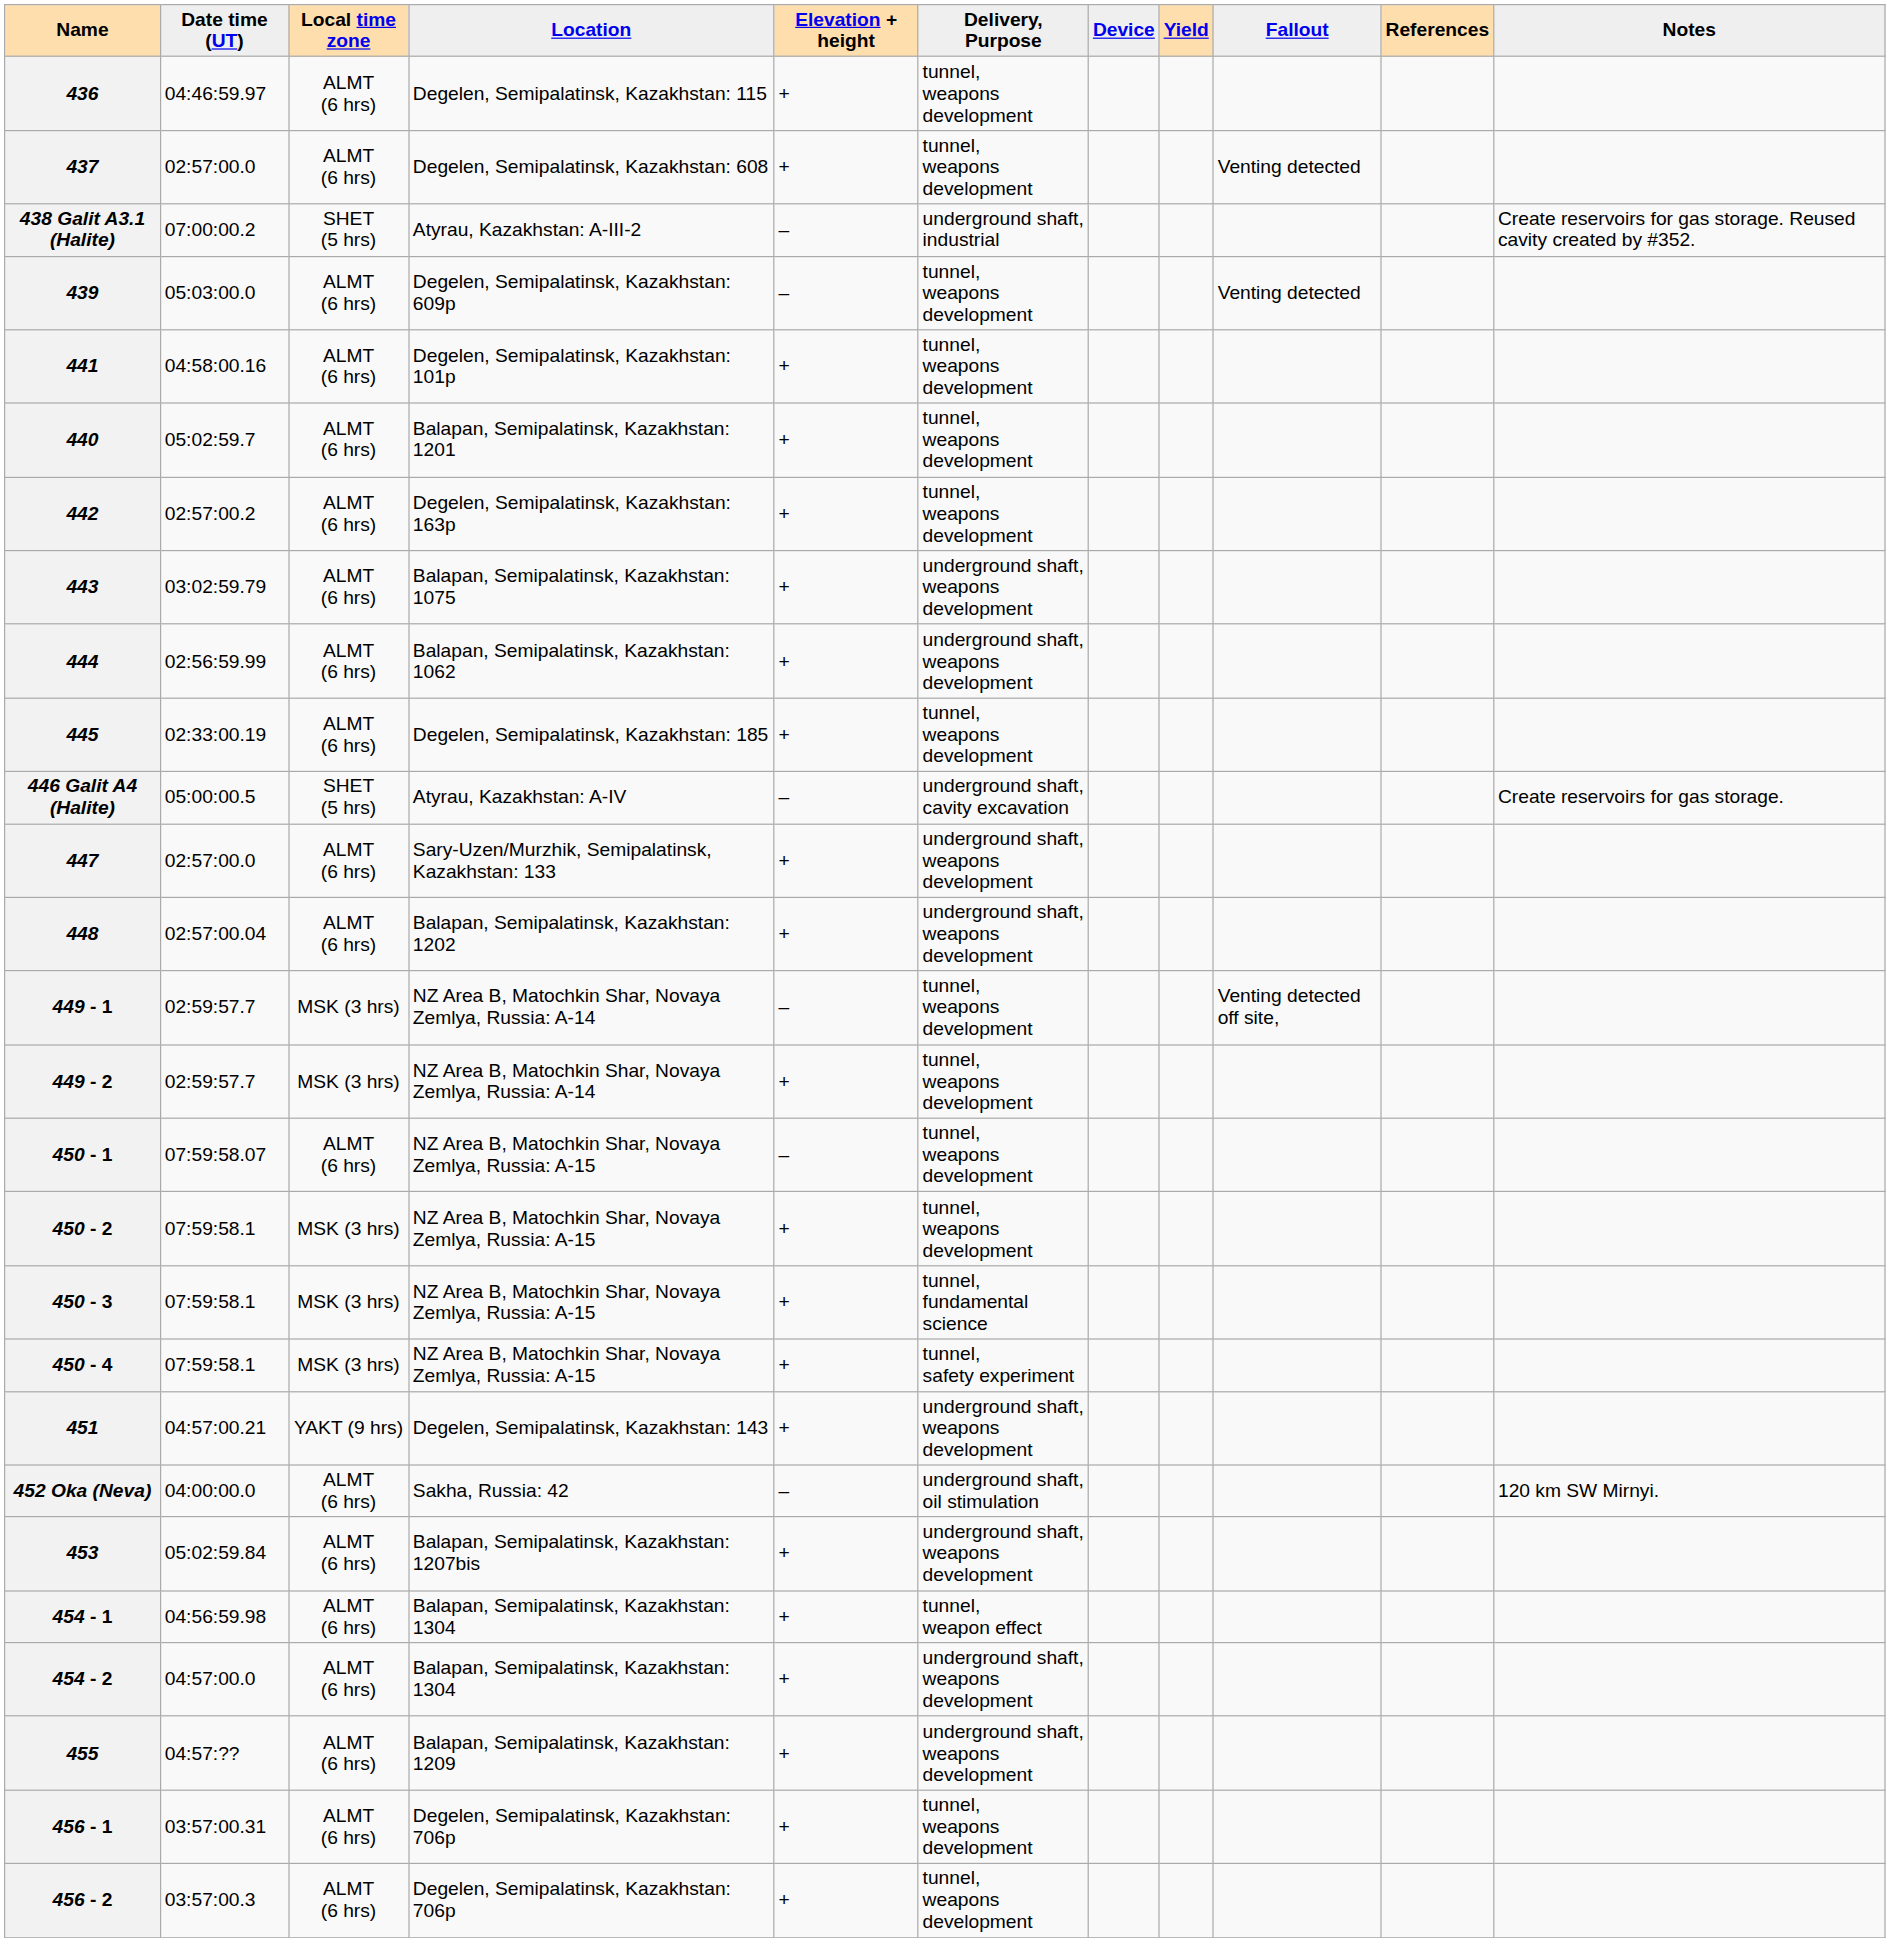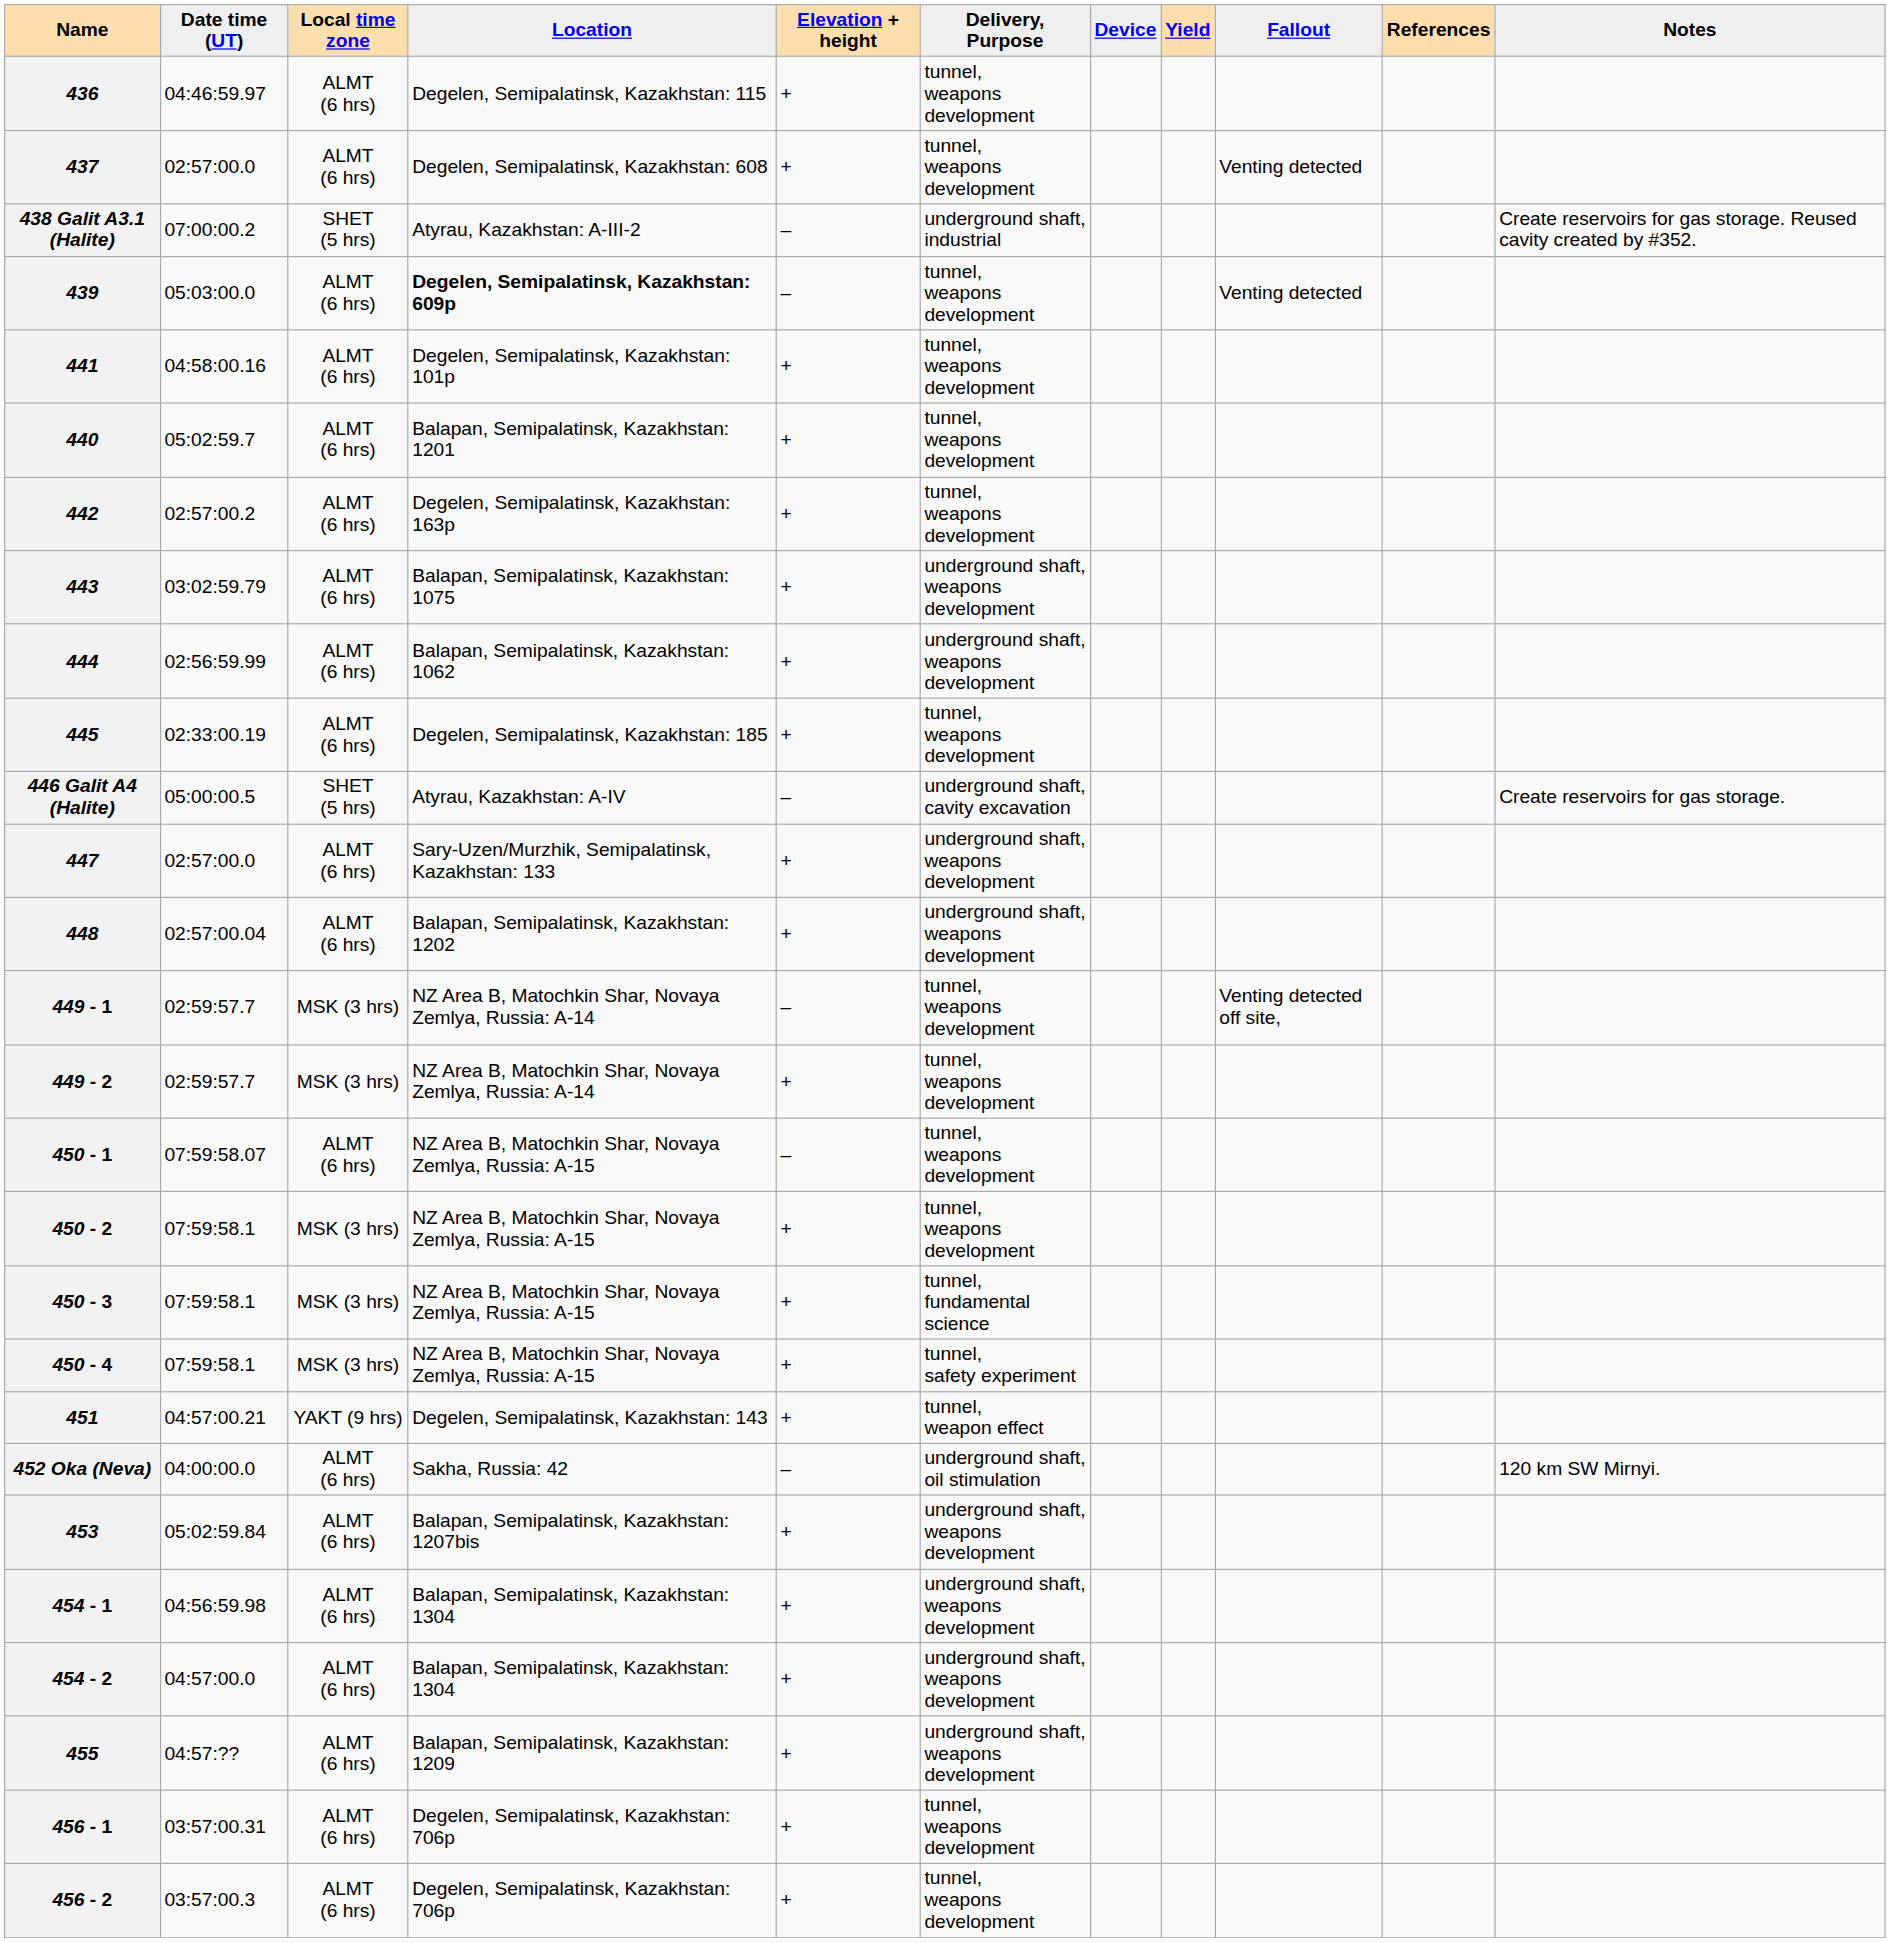(572, 292) normal -> (581, 292) bold
(1003, 1427) underground shaft, weapons development -> (984, 1417) tunnel, weapon effect
(982, 1616) tunnel, weapon effect -> (1005, 1605) underground shaft, weapons development
